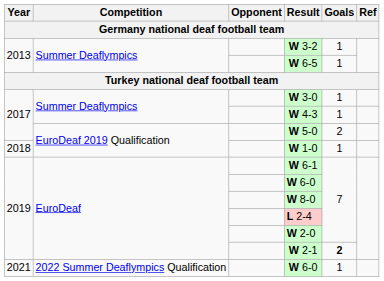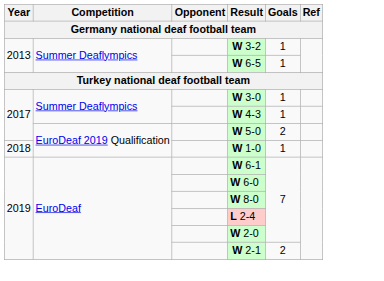(339, 251) bold -> (283, 251) normal
- row: (19, 268)
